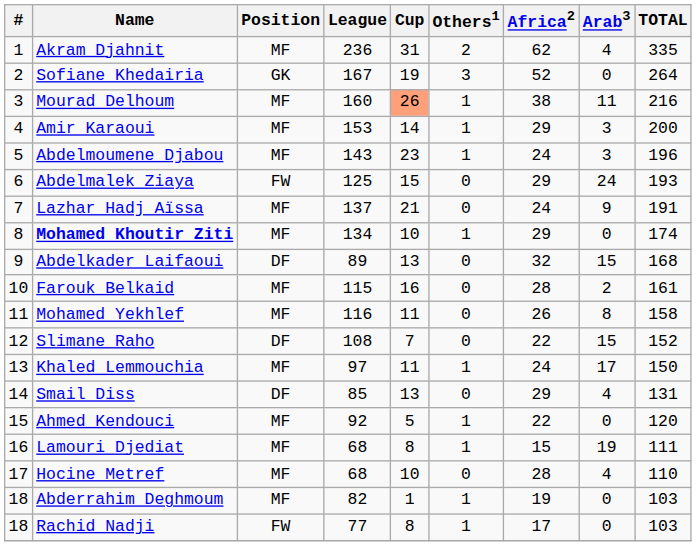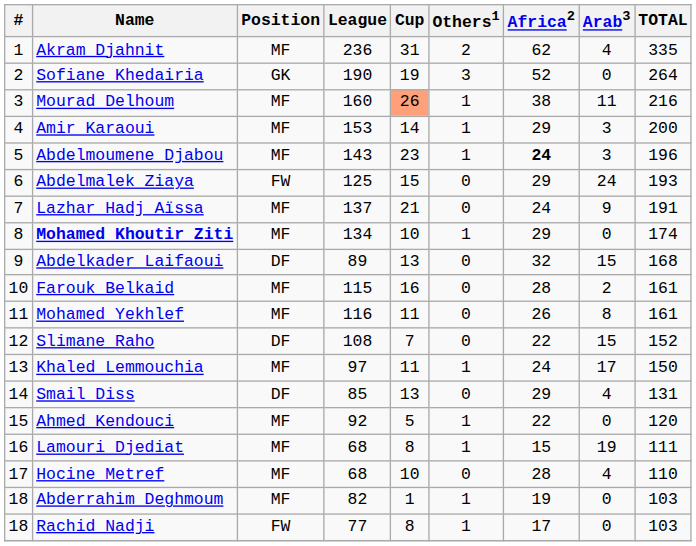(357, 77) 167 -> (357, 77) 190
(541, 156) normal -> (541, 156) bold
(663, 315) 158 -> (663, 315) 161
